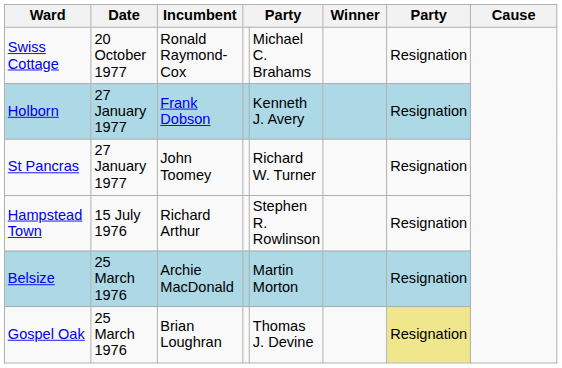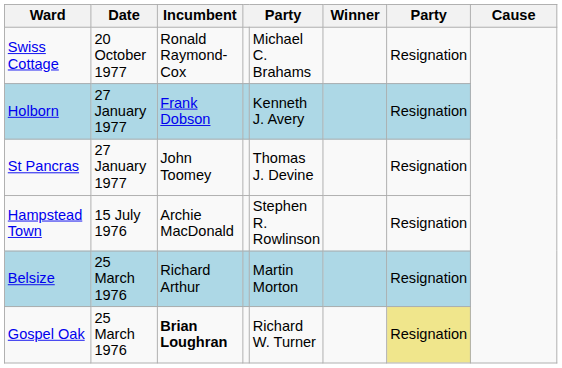(284, 167) Richard W. Turner -> (283, 167) Thomas J. Devine
(185, 223) Richard Arthur -> (197, 223) Archie MacDonald
(197, 278) Archie MacDonald -> (185, 278) Richard Arthur
(191, 334) normal -> (194, 334) bold
(283, 334) Thomas J. Devine -> (284, 334) Richard W. Turner
